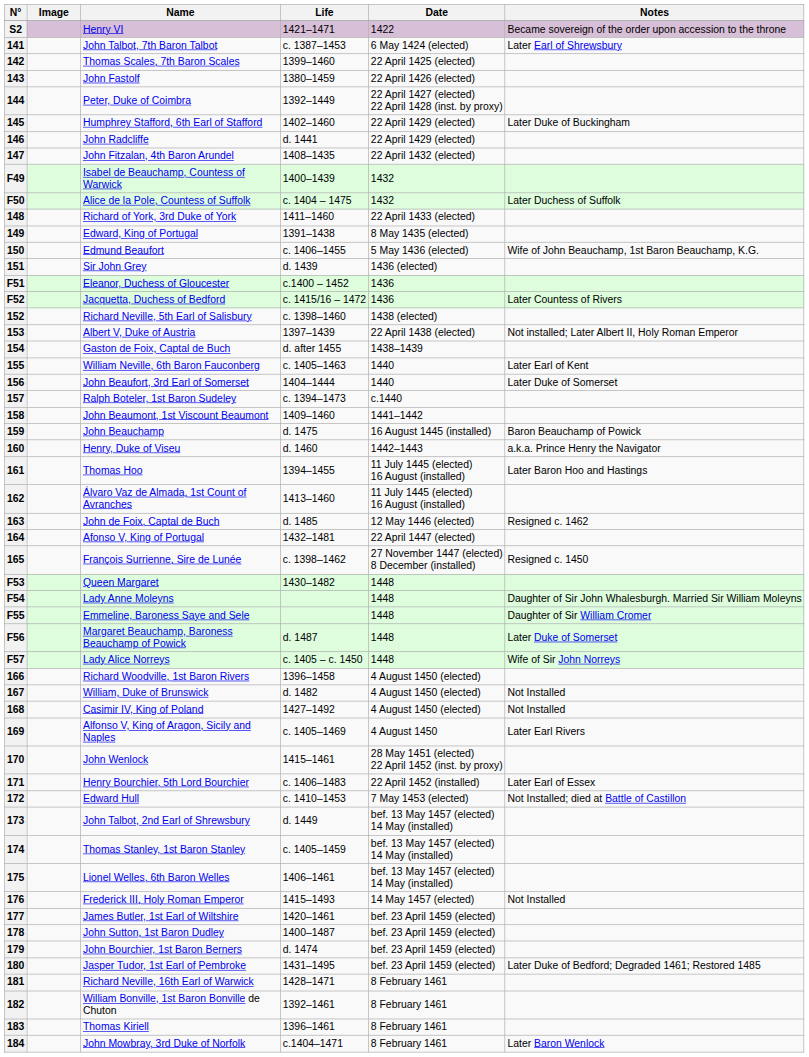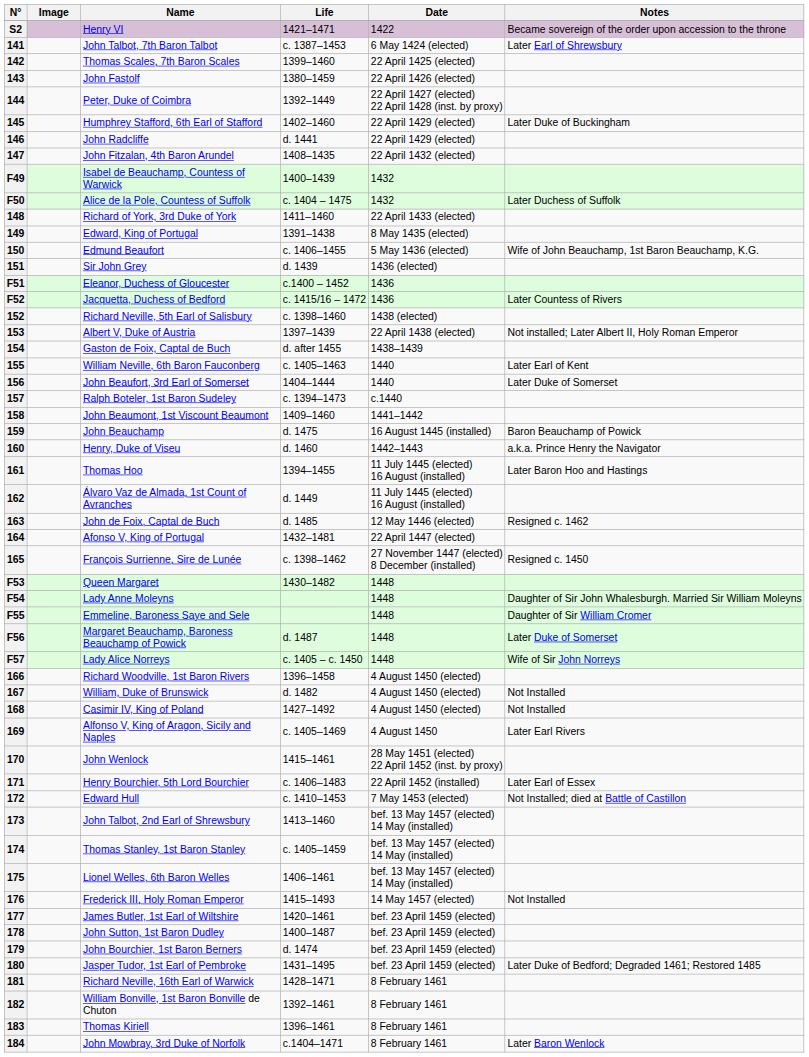(309, 499) 1413–1460 -> (300, 499) d. 1449
(300, 821) d. 1449 -> (309, 821) 1413–1460
